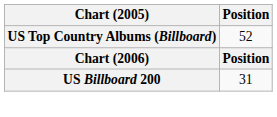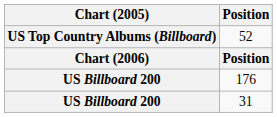+ row: (246, 79)
